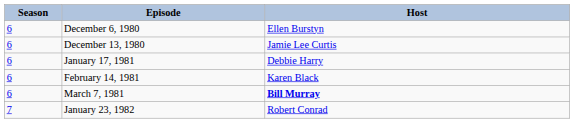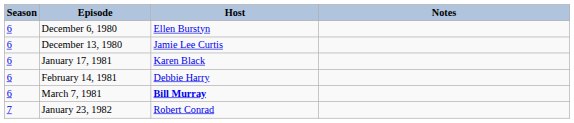+ column: (444, 12)
(295, 61) Debbie Harry -> (179, 61) Karen Black
(293, 77) Karen Black -> (182, 77) Debbie Harry
